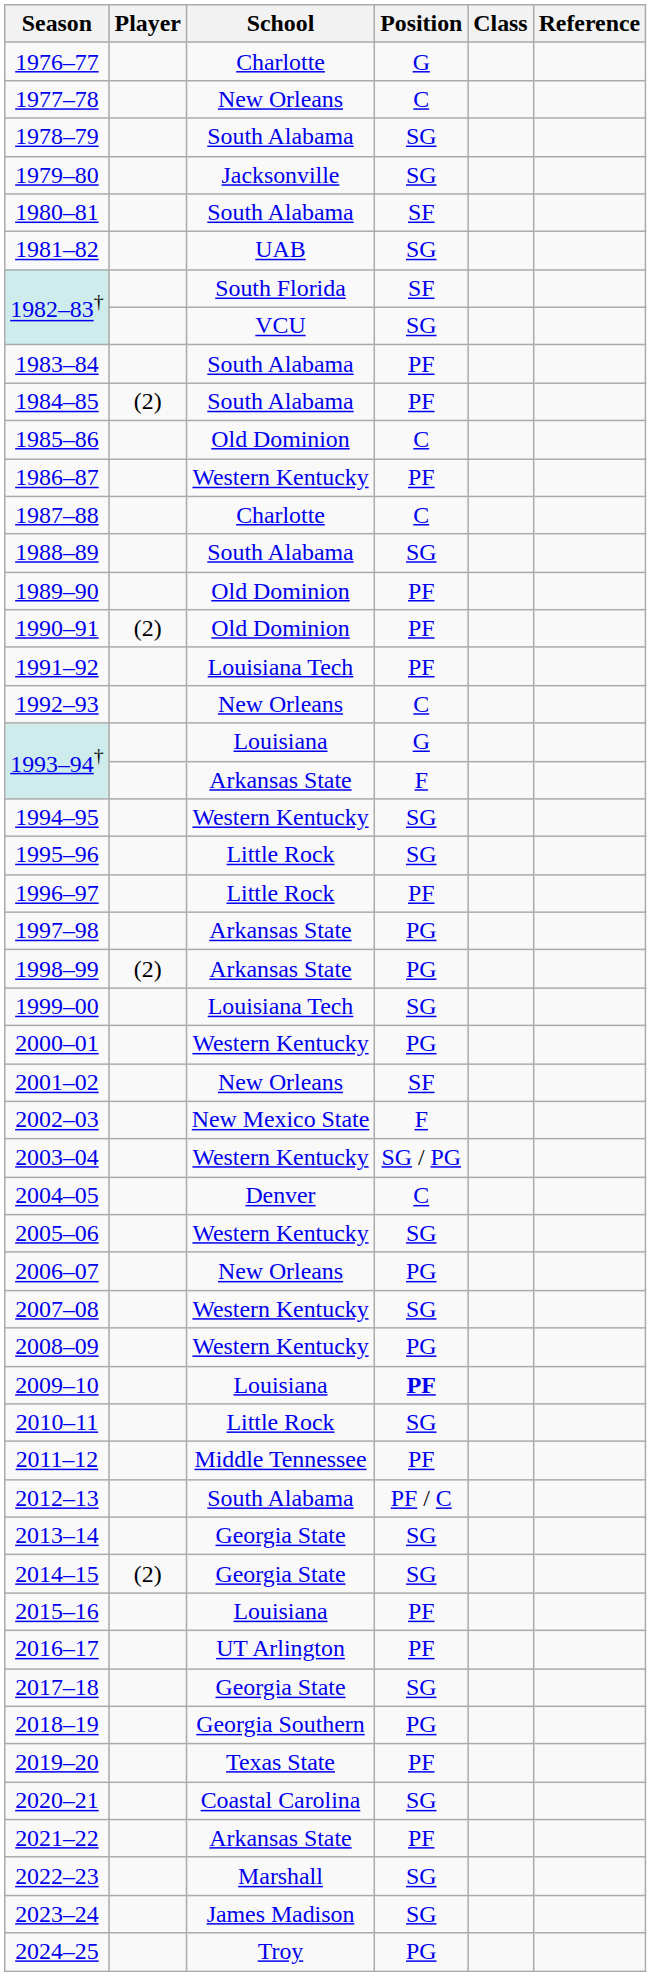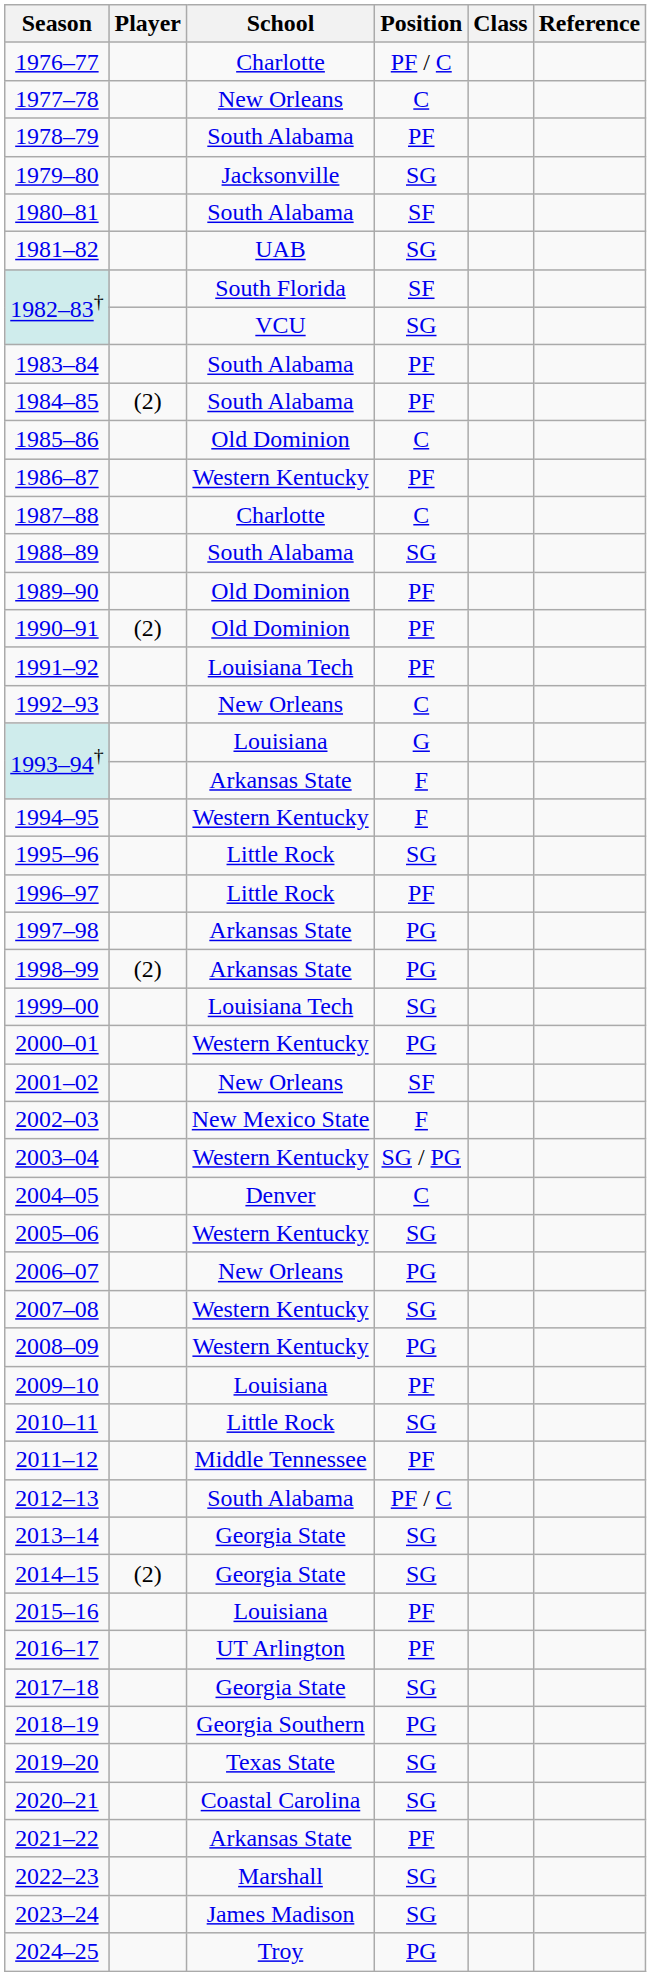(421, 61) G -> (421, 61) PF / C
(421, 136) SG -> (421, 136) PF
(421, 817) SG -> (421, 817) F
(421, 1384) bold -> (421, 1384) normal
(421, 1762) PF -> (421, 1762) SG
